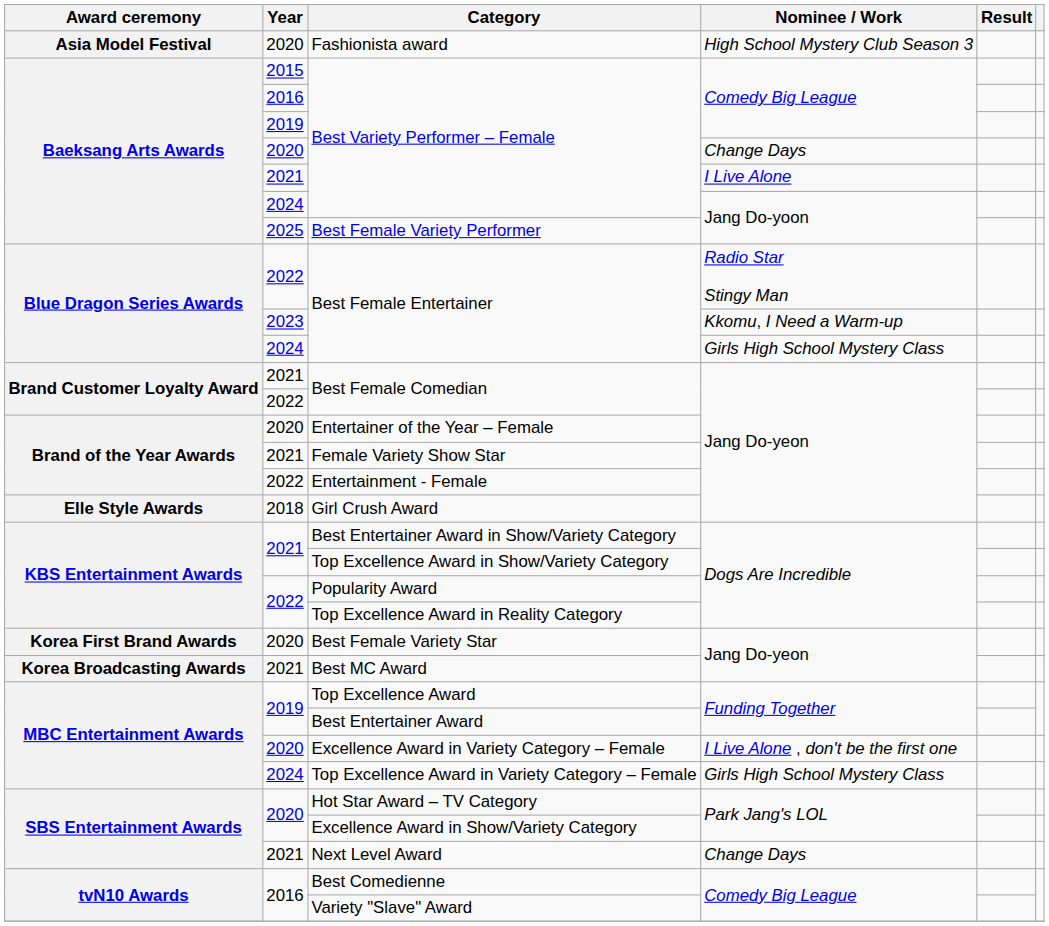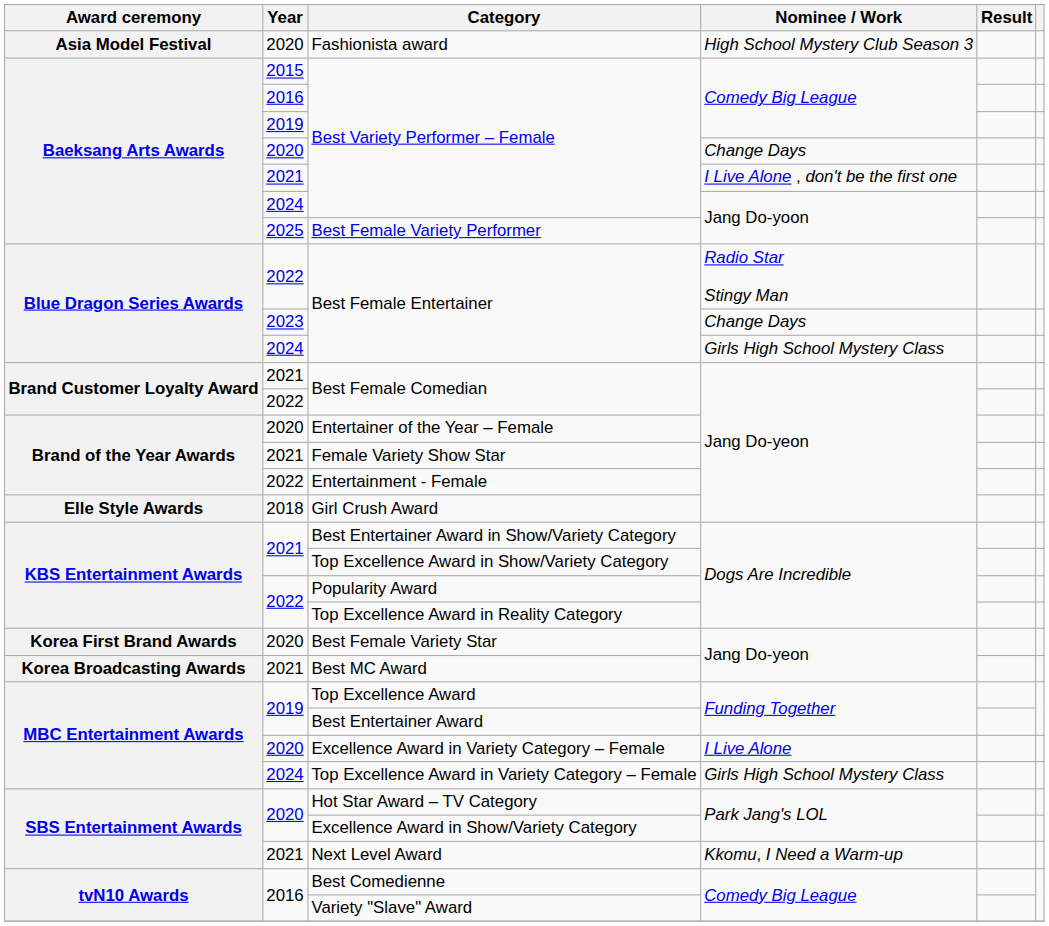(748, 177) I Live Alone -> (831, 177) I Live Alone , don't be the first one
(804, 322) Kkomu, I Need a Warm-up -> (755, 322) Change Days
(831, 748) I Live Alone , don't be the first one -> (748, 748) I Live Alone
(755, 854) Change Days -> (804, 854) Kkomu, I Need a Warm-up
